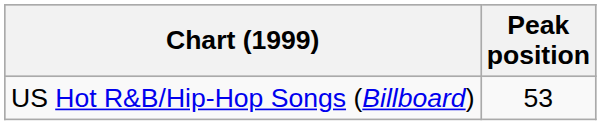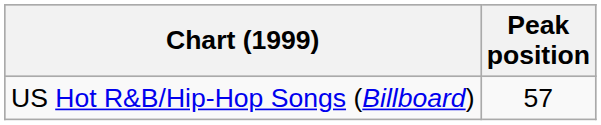(538, 97) 53 -> (538, 97) 57
